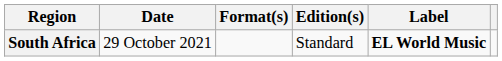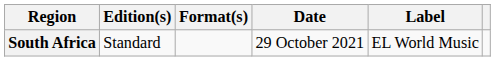columns swapped: (158, 17) <-> (330, 17)
(429, 42) bold -> (425, 42) normal
